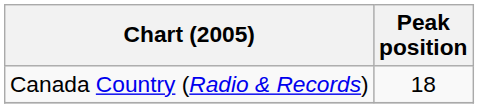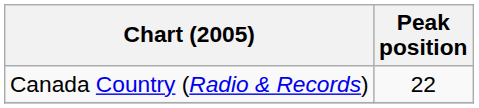(423, 84) 18 -> (423, 84) 22
